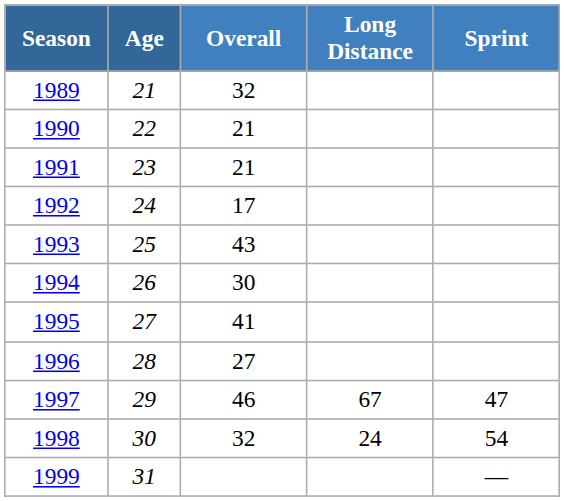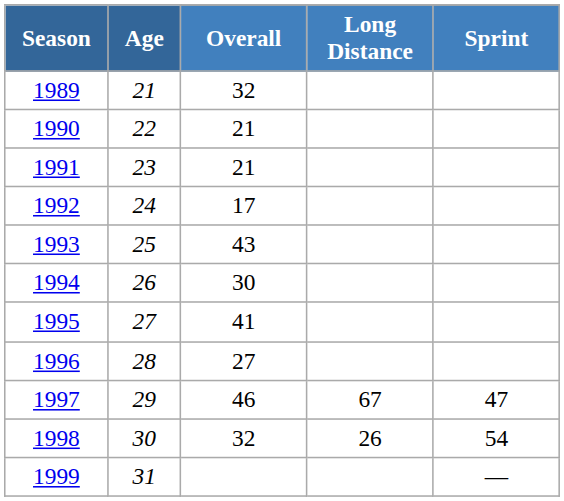(370, 437) 24 -> (370, 437) 26
